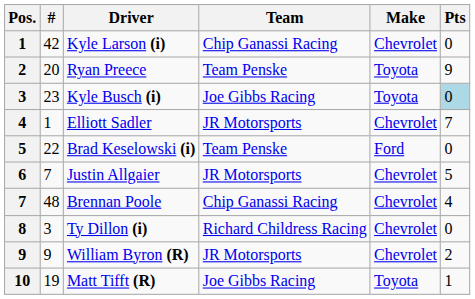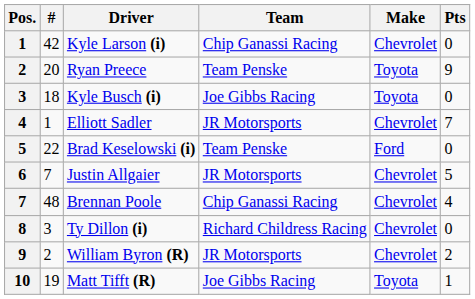(52, 96) 23 -> (52, 96) 18
(448, 96) lightblue background -> (448, 96) no background
(48, 254) 9 -> (48, 254) 2
